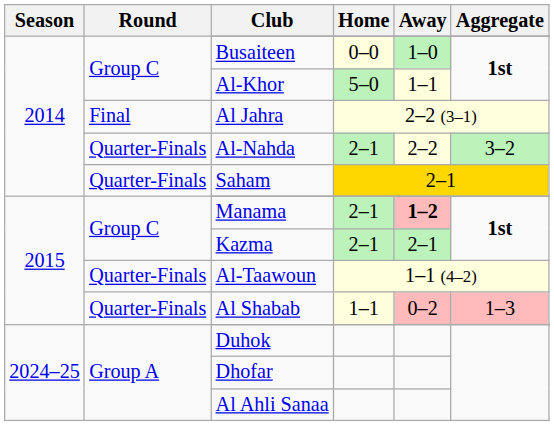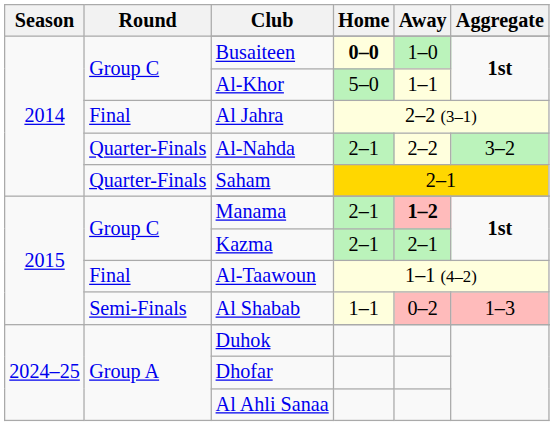(364, 52) normal -> (364, 52) bold
(148, 276) Quarter-Finals -> (110, 276) Final
(148, 308) Quarter-Finals -> (138, 308) Semi-Finals
